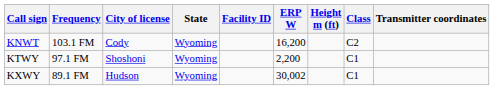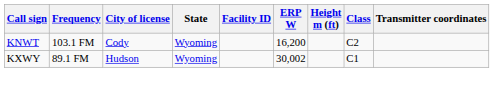- row: (23, 59)
